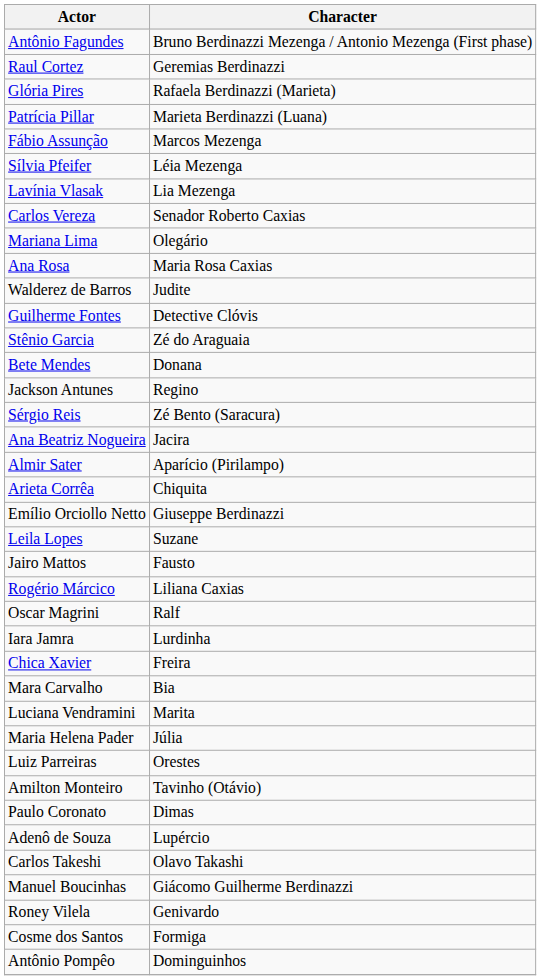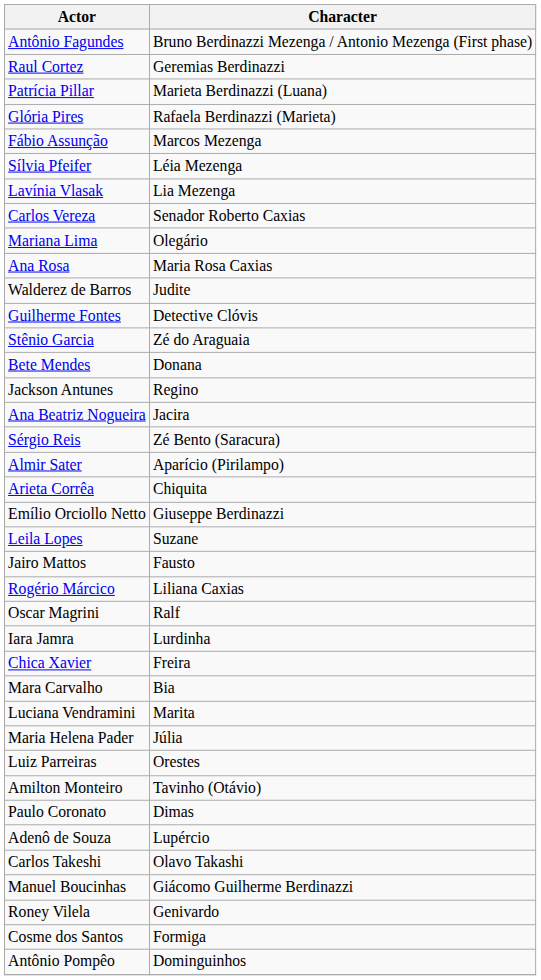rows swapped: (51, 116) <-> (46, 91)
rows swapped: (77, 439) <-> (44, 414)
